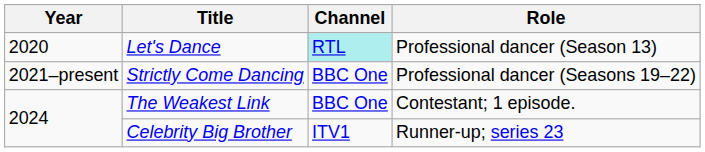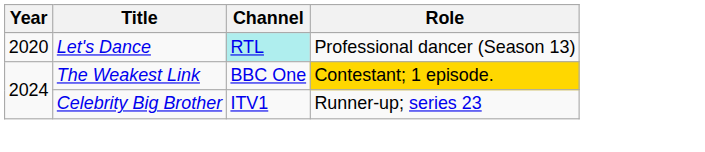- row: (215, 75)
(486, 103) no background -> (404, 75) gold background
